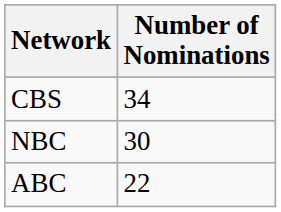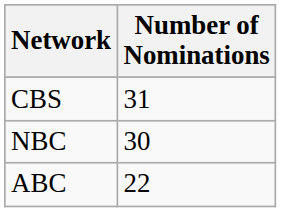(137, 98) 34 -> (137, 98) 31
